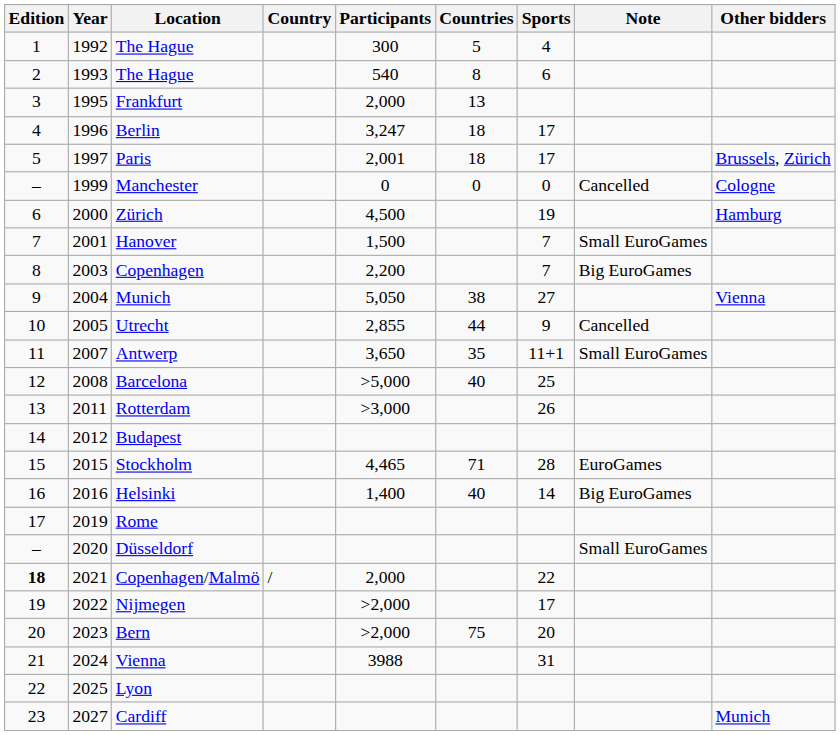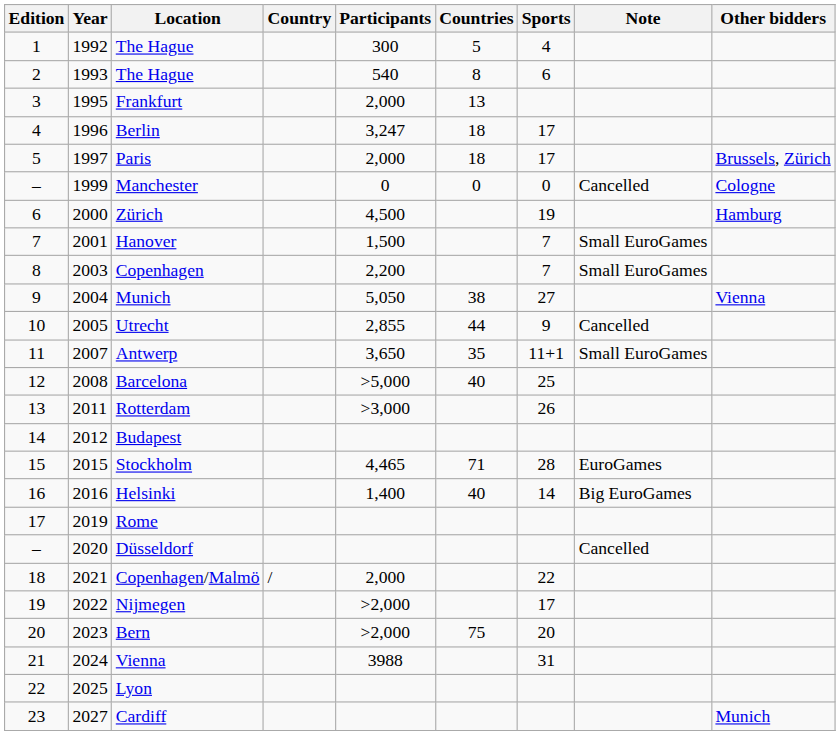(385, 158) 2,001 -> (385, 158) 2,000
(635, 269) Big EuroGames -> (643, 269) Small EuroGames
(643, 548) Small EuroGames -> (614, 548) Cancelled
(36, 576) bold -> (36, 576) normal
